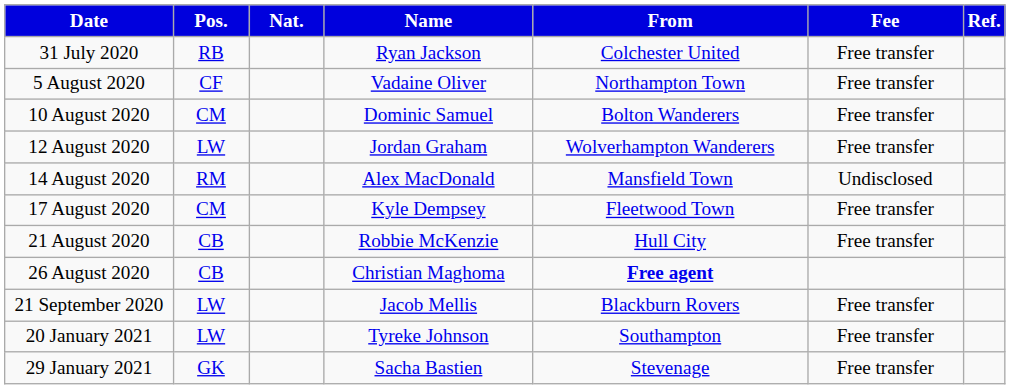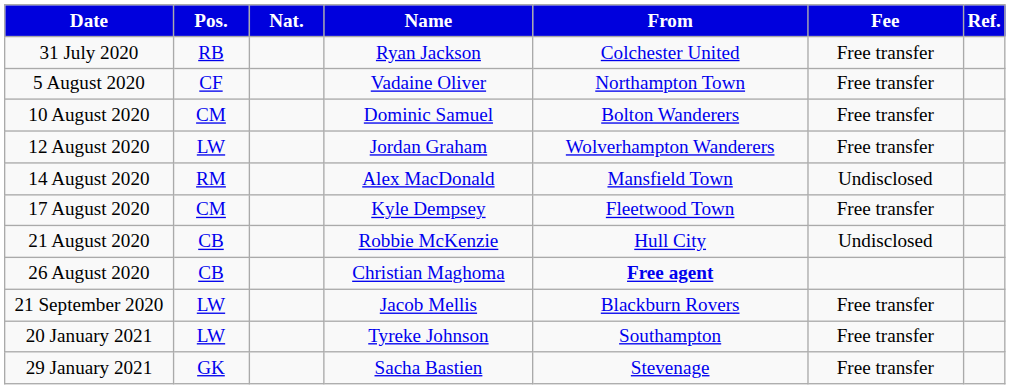(885, 241) Free transfer -> (885, 241) Undisclosed
